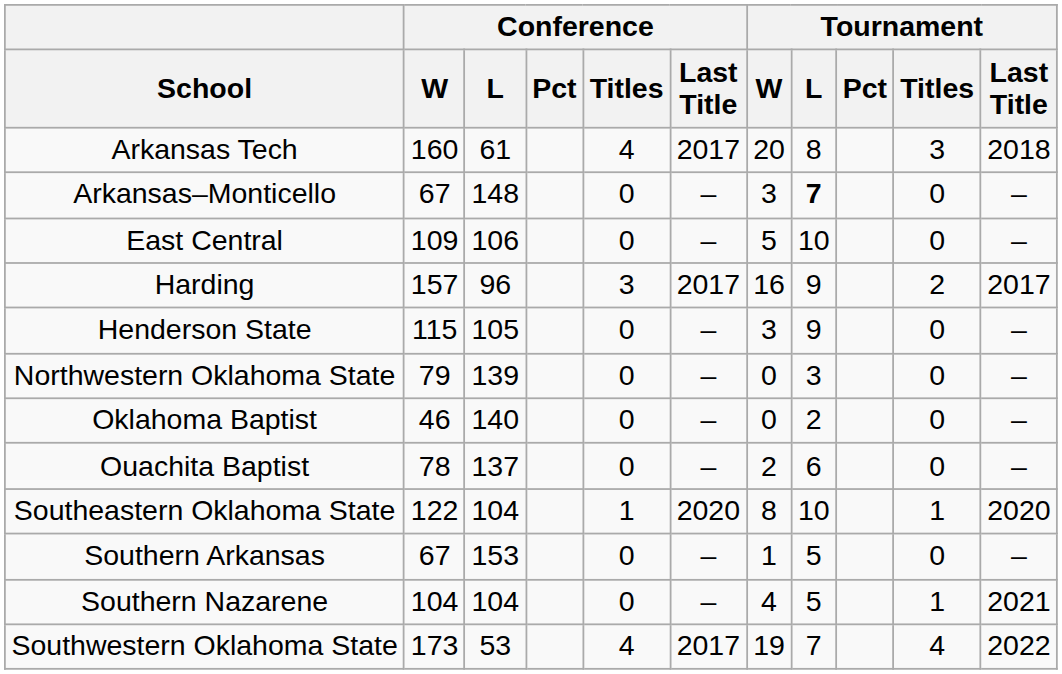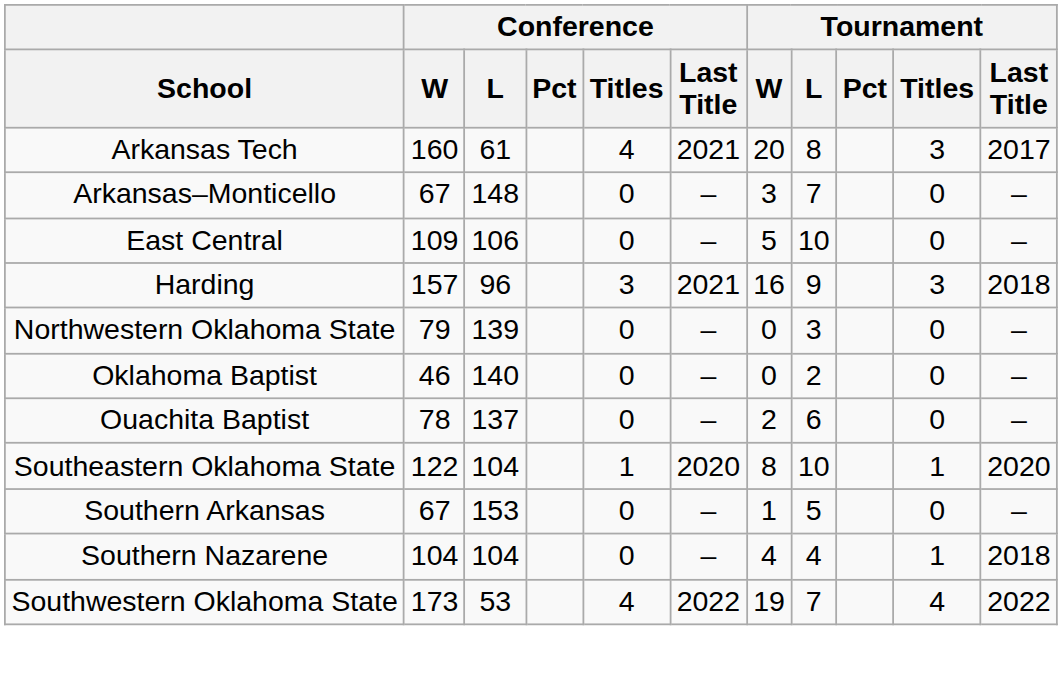(708, 149) 2017 -> (708, 149) 2021
(1019, 149) 2018 -> (1019, 149) 2017
(814, 194) bold -> (814, 194) normal
(708, 284) 2017 -> (708, 284) 2021
(937, 284) 2 -> (937, 284) 3
(1019, 284) 2017 -> (1019, 284) 2018
- row: (205, 330)
(814, 601) 5 -> (814, 555) 4
(1019, 601) 2021 -> (1019, 555) 2018
(708, 646) 2017 -> (708, 601) 2022
